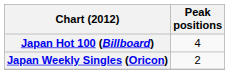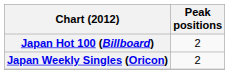(198, 43) 4 -> (198, 43) 2
